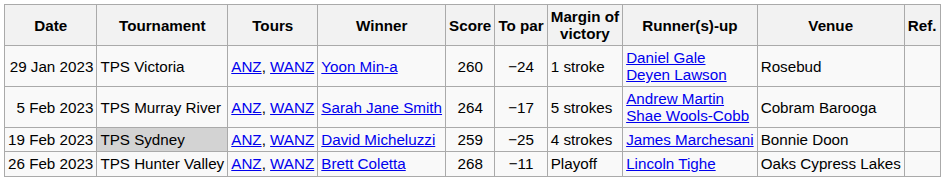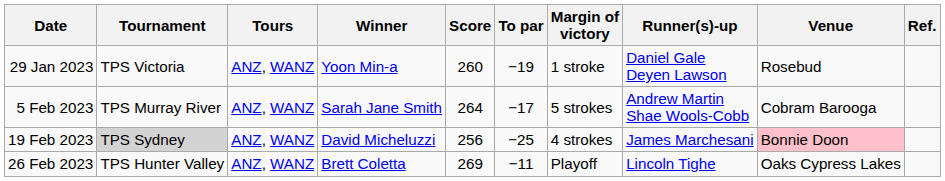(521, 66) −24 -> (521, 66) −19
(470, 140) 259 -> (470, 140) 256
(805, 140) no background -> (805, 140) pink background
(470, 164) 268 -> (470, 164) 269
